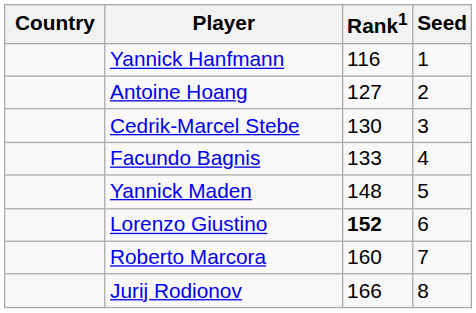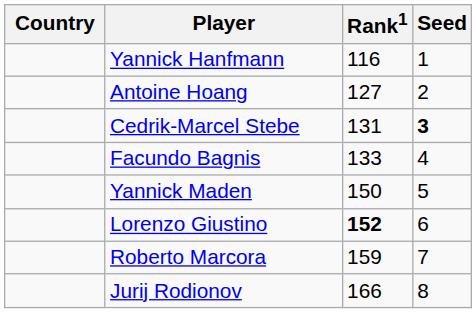(364, 125) 130 -> (364, 125) 131
(423, 125) normal -> (423, 125) bold
(364, 191) 148 -> (364, 191) 150
(364, 257) 160 -> (364, 257) 159
